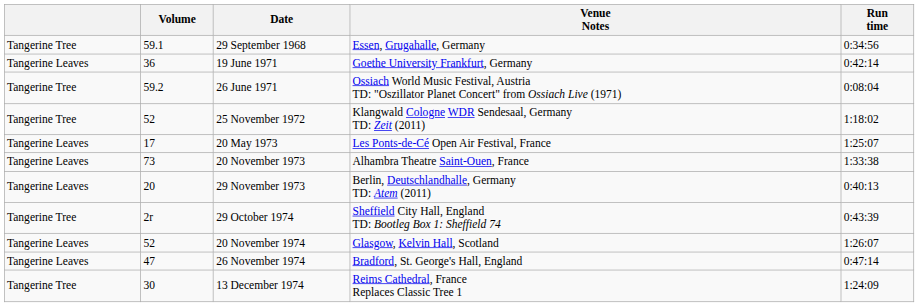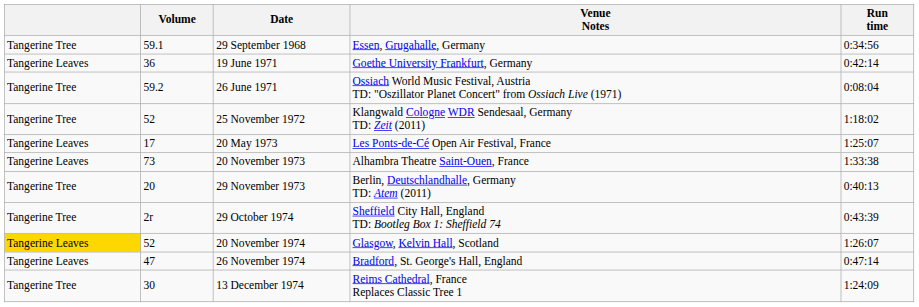(48, 186) Tangerine Leaves -> (42, 186) Tangerine Tree
(48, 242) no background -> (48, 242) gold background
